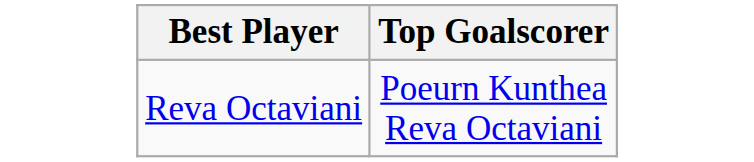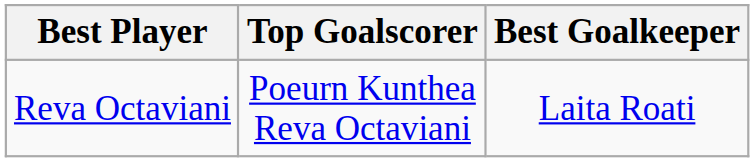+ column: (617, 32)
